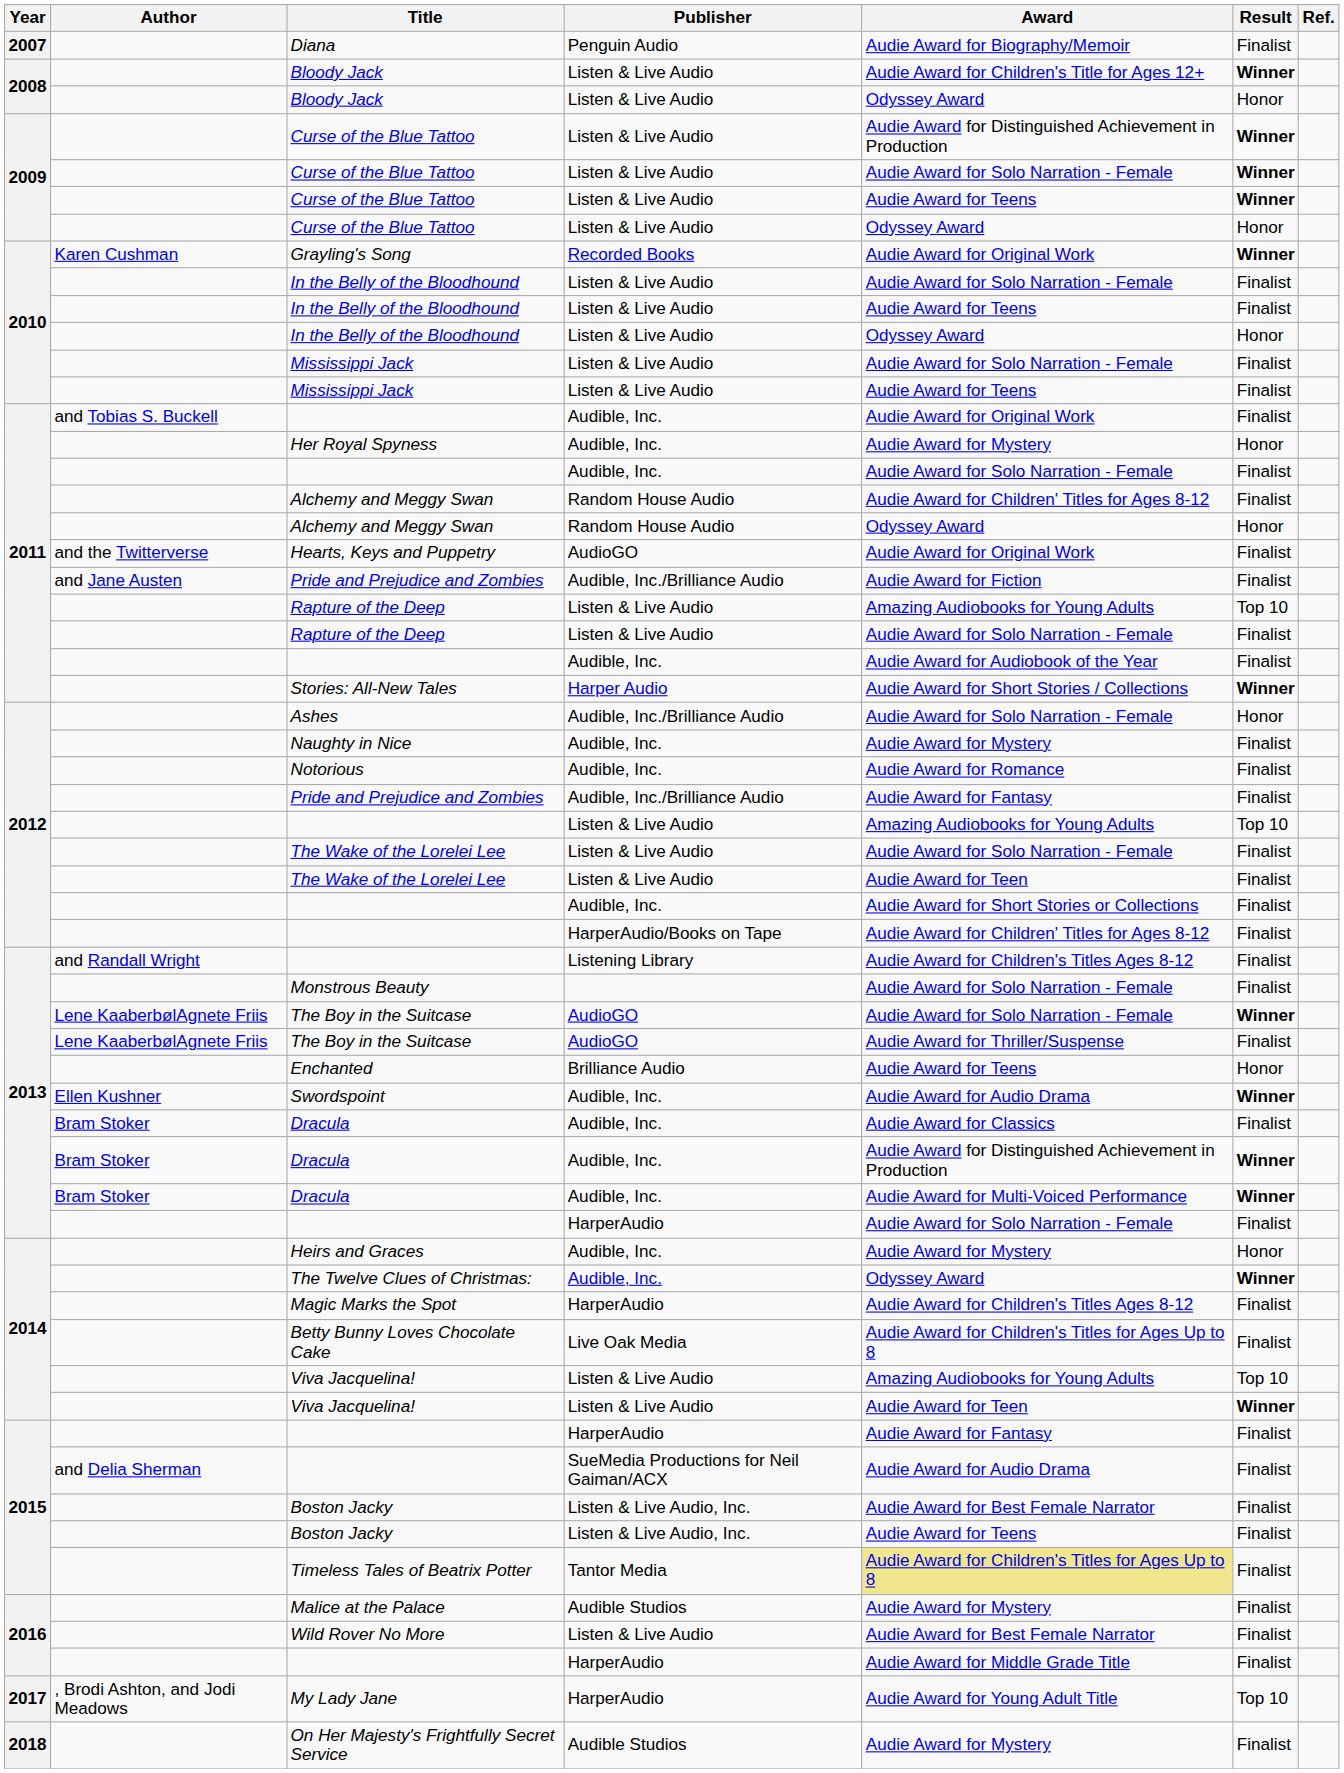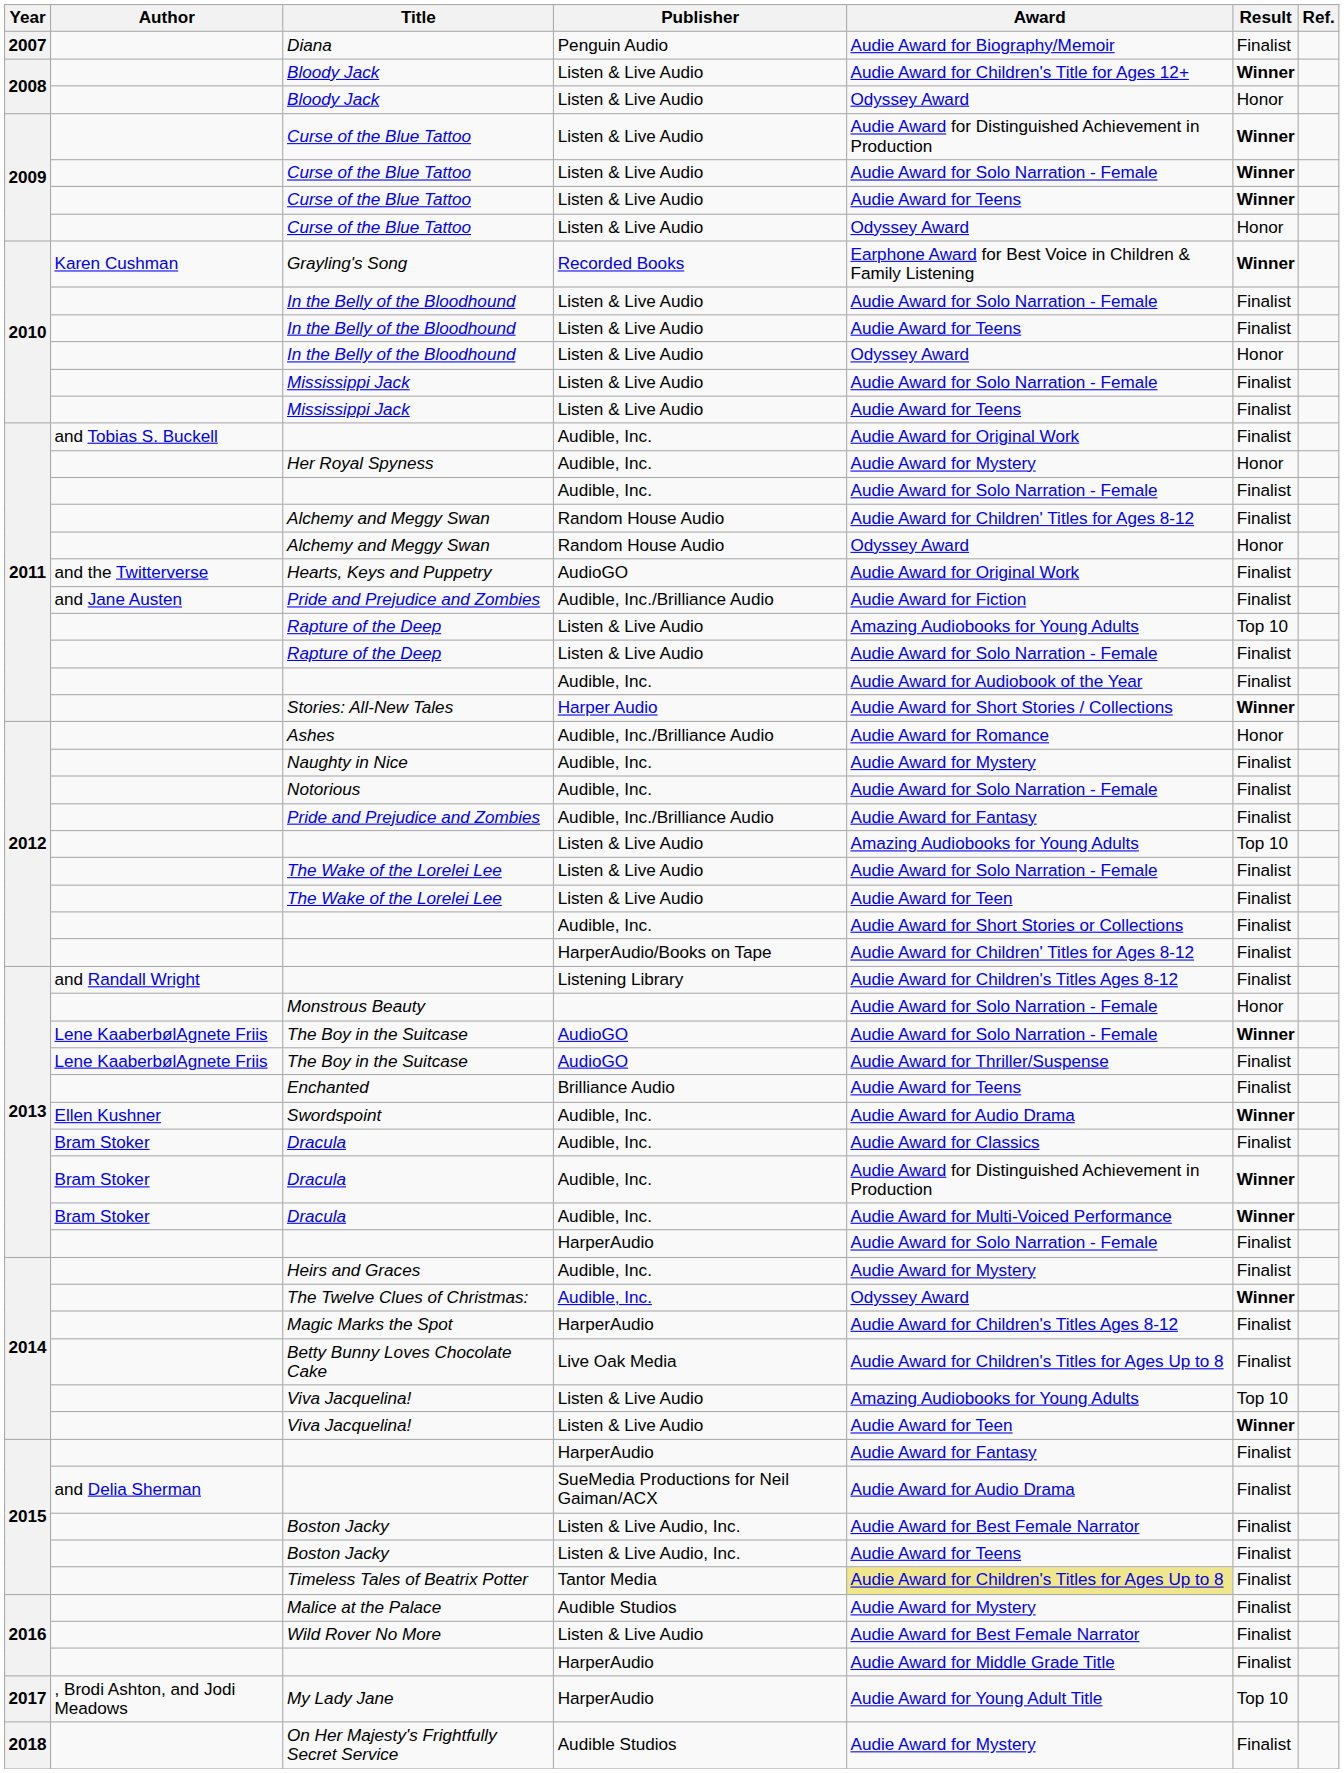(980, 254) Audie Award for Original Work -> (1020, 264) Earphone Award for Best Voice in Children & Family Listening
(1019, 716) Audie Award for Solo Narration - Female -> (950, 735) Audie Award for Romance
(965, 770) Audie Award for Romance -> (1004, 789) Audie Award for Solo Narration - Female
(1264, 987) Finalist -> (1260, 1006) Honor
(1260, 1069) Honor -> (1264, 1088) Finalist
(1260, 1251) Honor -> (1264, 1270) Finalist
